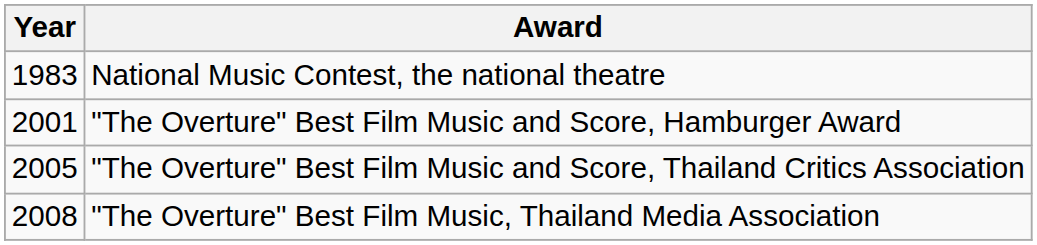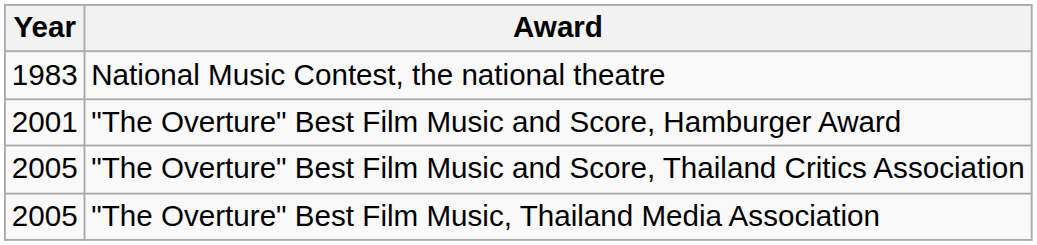(45, 215) 2008 -> (45, 215) 2005
